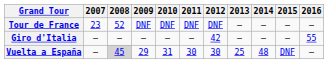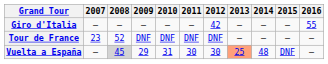rows swapped: (44, 38) <-> (44, 25)
(239, 52) no background -> (239, 52) lightsalmon background
